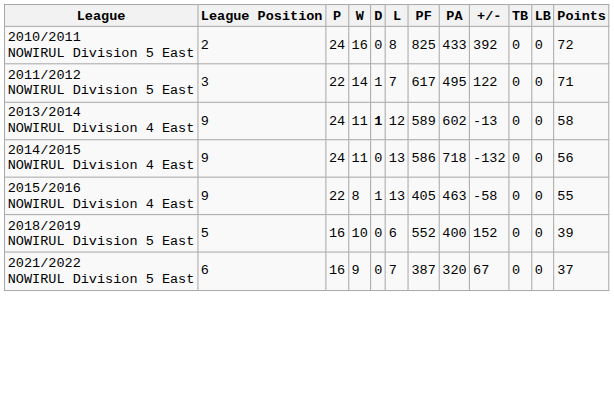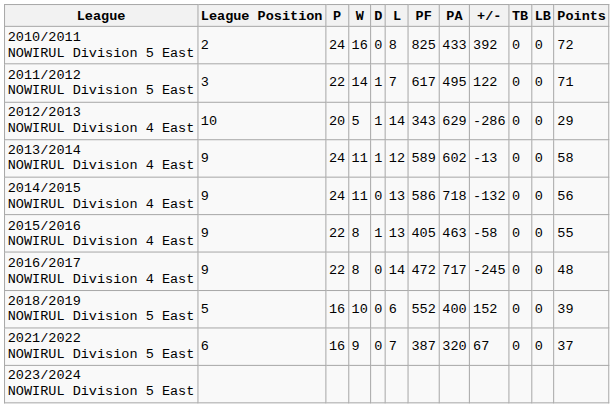+ row: (101, 121)
(378, 121) bold -> (378, 158) normal
+ row: (101, 271)
+ row: (101, 384)
